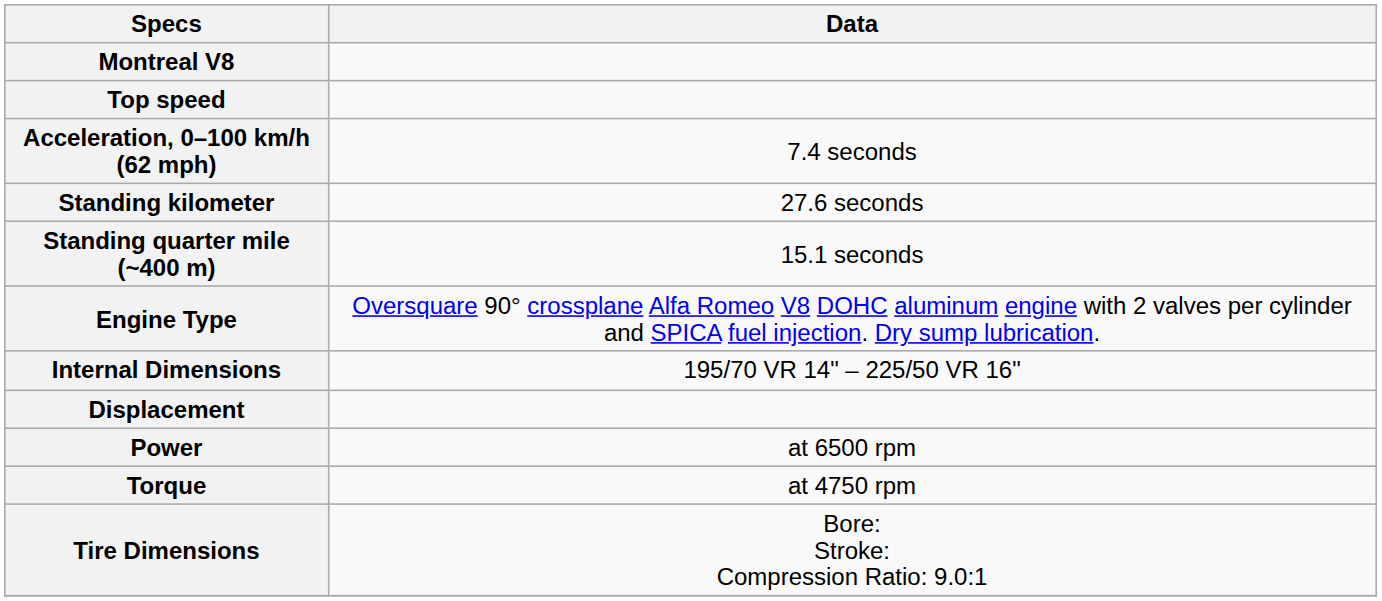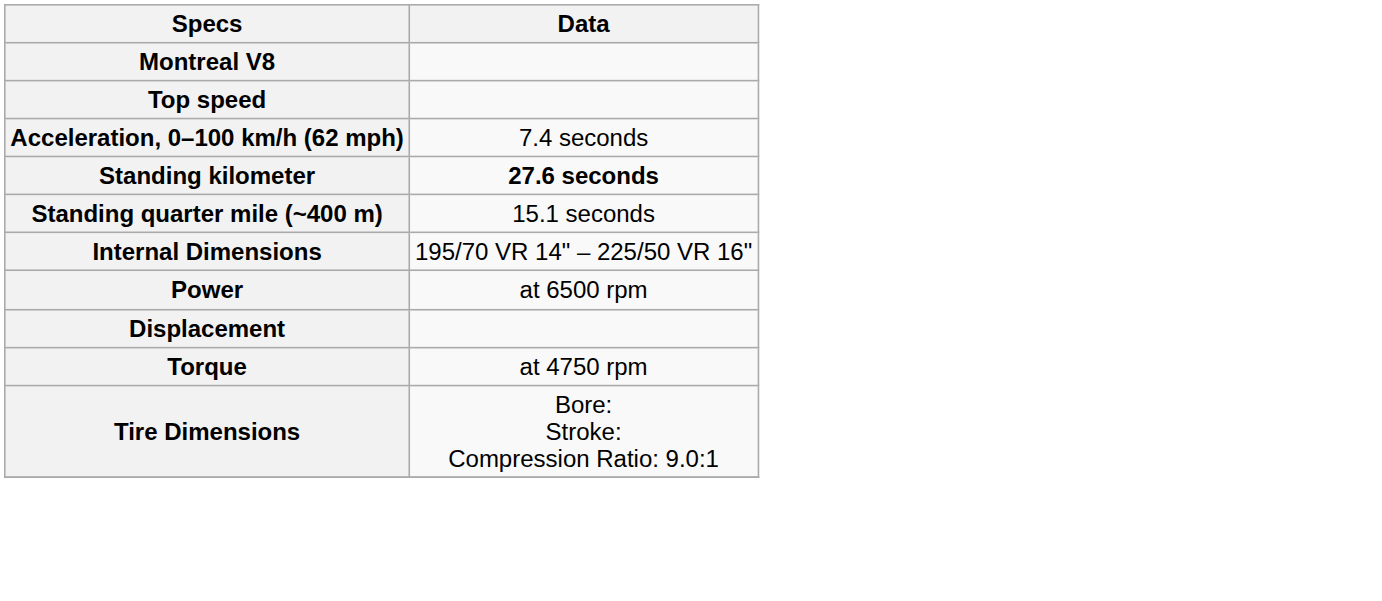(852, 203) normal -> (584, 176) bold
- row: (166, 319)
rows swapped: (166, 409) <-> (166, 447)
